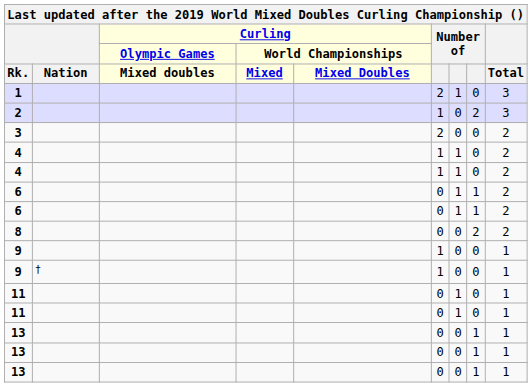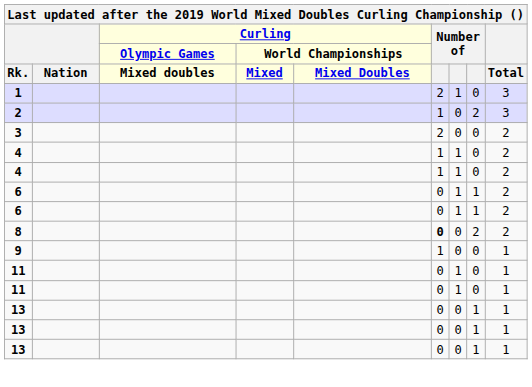(440, 231) normal -> (440, 231) bold
- row: (18, 272)
